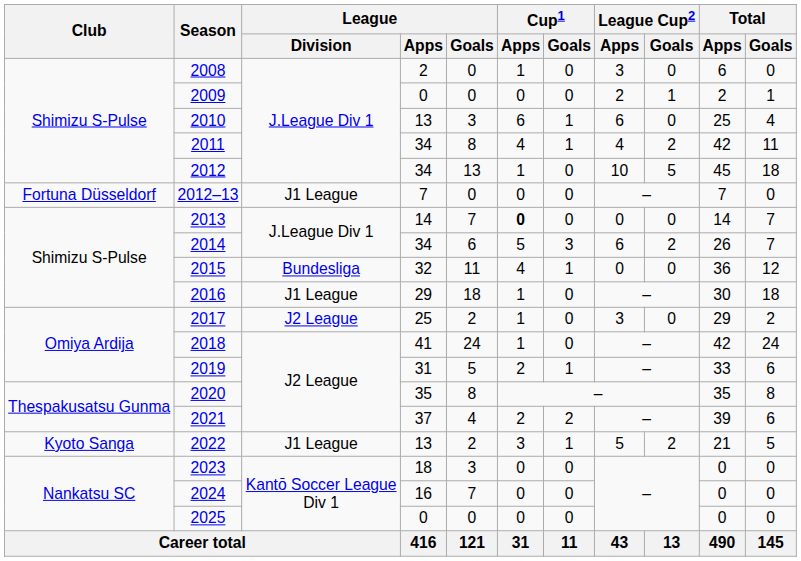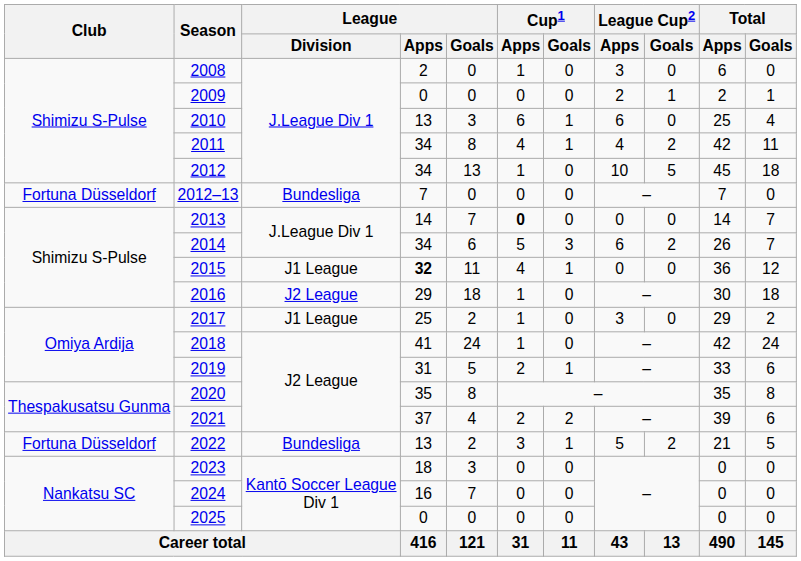(321, 195) J1 League -> (321, 195) Bundesliga
(321, 269) Bundesliga -> (321, 269) J1 League
(423, 269) normal -> (423, 269) bold
(321, 294) J1 League -> (321, 294) J2 League
(321, 319) J2 League -> (321, 319) J1 League
(89, 443) Kyoto Sanga -> (89, 443) Fortuna Düsseldorf
(321, 443) J1 League -> (321, 443) Bundesliga
